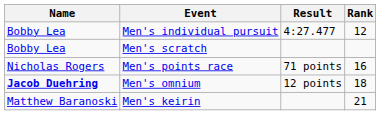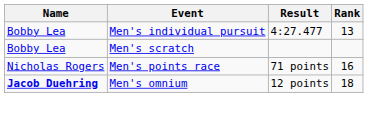(360, 31) 12 -> (347, 31) 13
- row: (162, 101)
